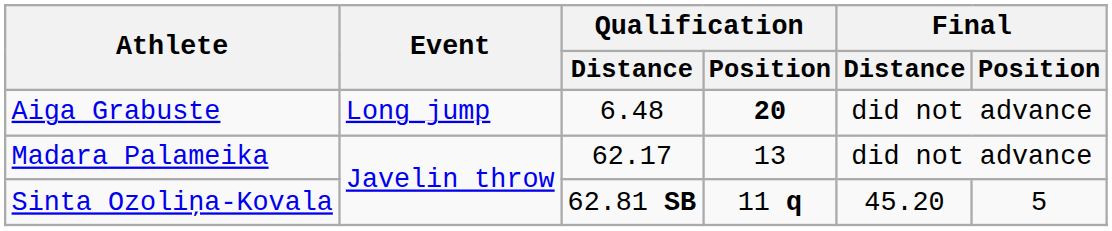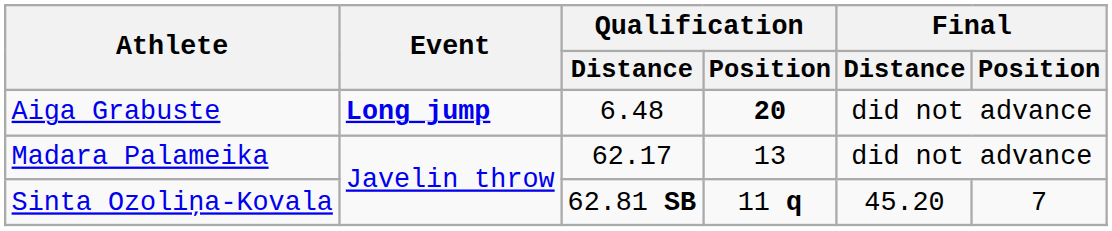(418, 112) normal -> (418, 112) bold
(1039, 202) 5 -> (1039, 202) 7
